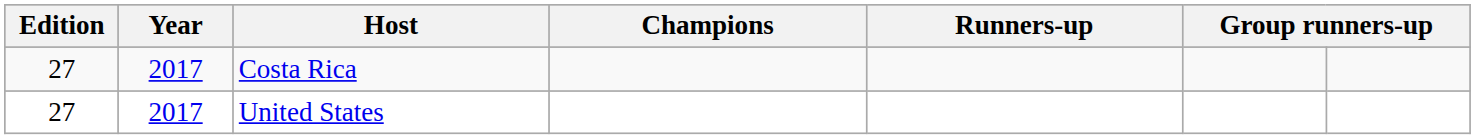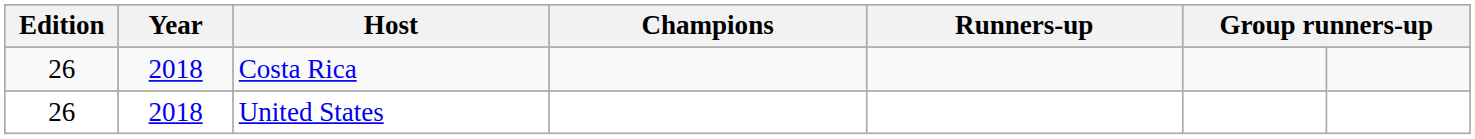(62, 68) 27 -> (62, 68) 26
(176, 68) 2017 -> (176, 68) 2018
(62, 111) 27 -> (62, 111) 26
(176, 111) 2017 -> (176, 111) 2018
